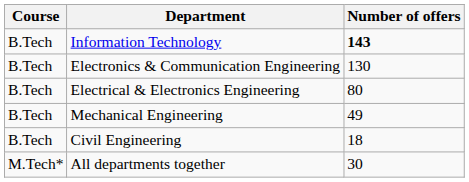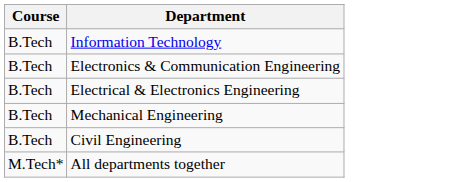- column: (404, 16)
